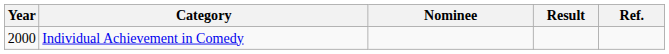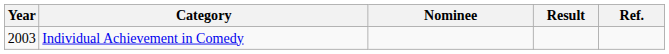(22, 37) 2000 -> (22, 37) 2003
